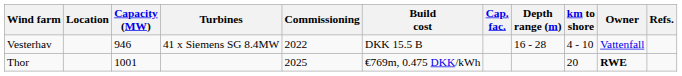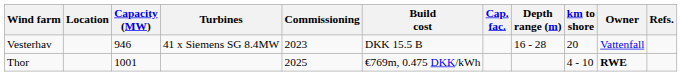(296, 44) 2022 -> (296, 44) 2023
(580, 44) 4 - 10 -> (572, 44) 20
(572, 62) 20 -> (580, 62) 4 - 10
